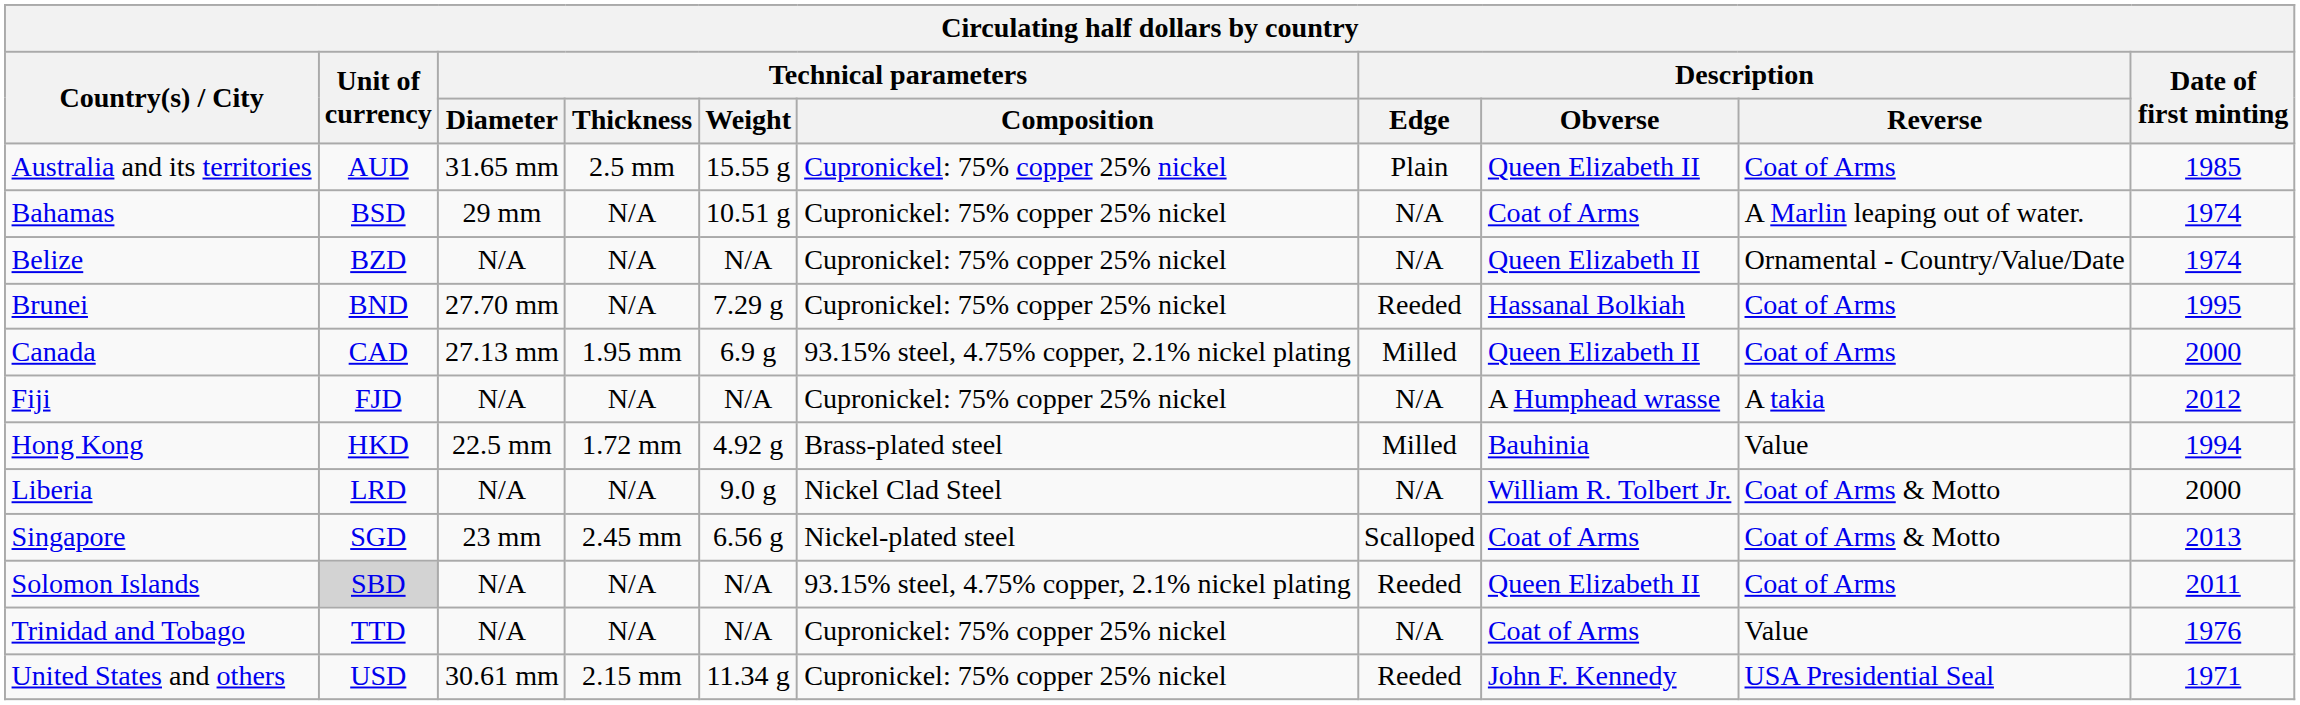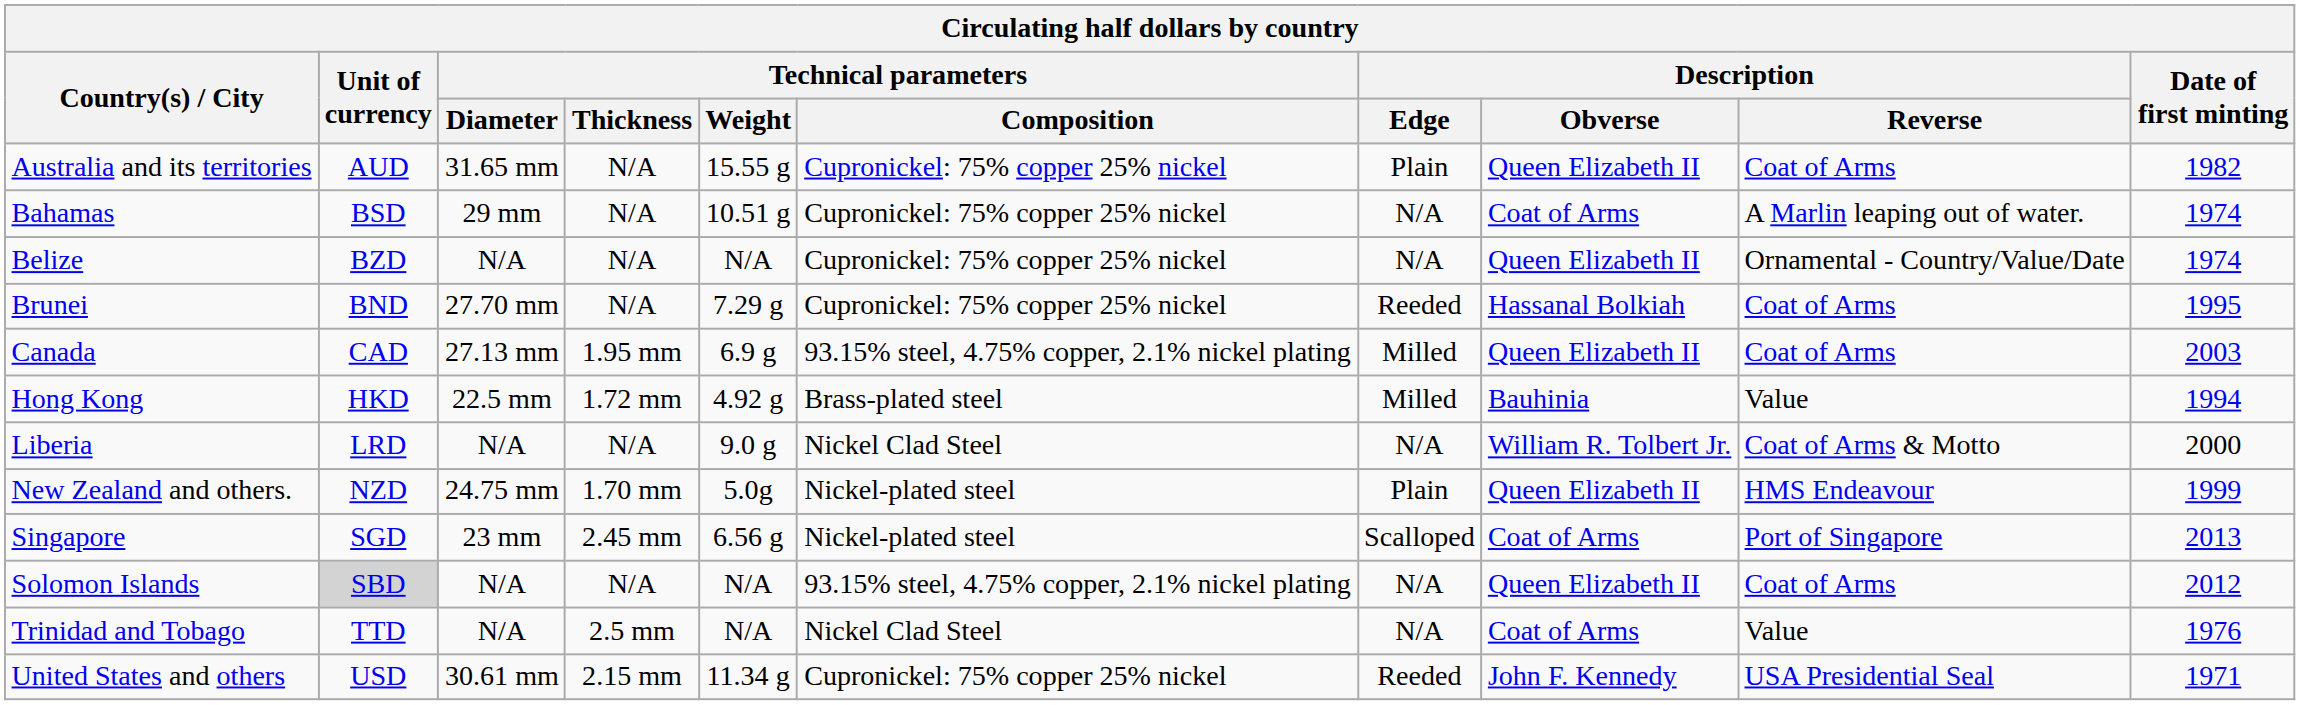(632, 166) 2.5 mm -> (632, 166) N/A
(2213, 166) 1985 -> (2213, 166) 1982
(2213, 352) 2000 -> (2213, 352) 2003
- row: (31, 398)
+ row: (152, 491)
(1872, 537) Coat of Arms & Motto -> (1844, 537) Port of Singapore
(1419, 583) Reeded -> (1419, 583) N/A
(2213, 583) 2011 -> (2213, 583) 2012
(632, 630) N/A -> (632, 630) 2.5 mm
(1015, 630) Cupronickel: 75% copper 25% nickel -> (903, 630) Nickel Clad Steel
